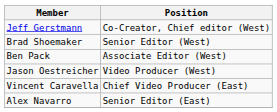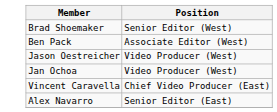- row: (44, 27)
+ row: (53, 71)
